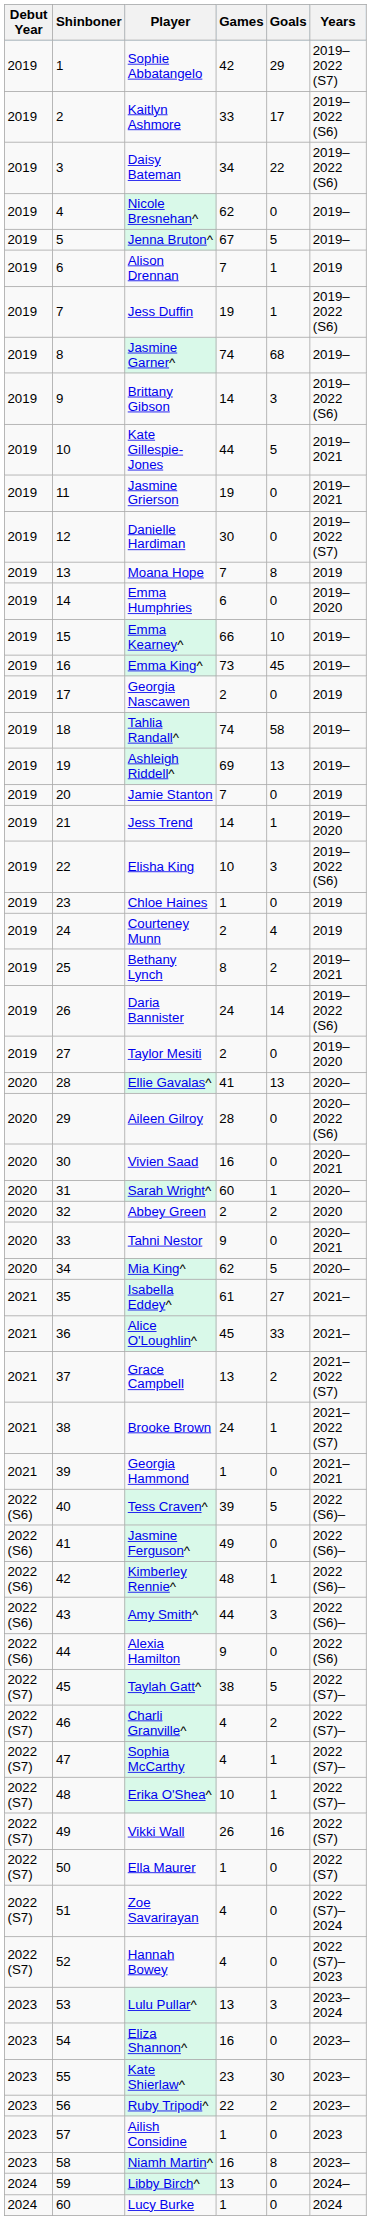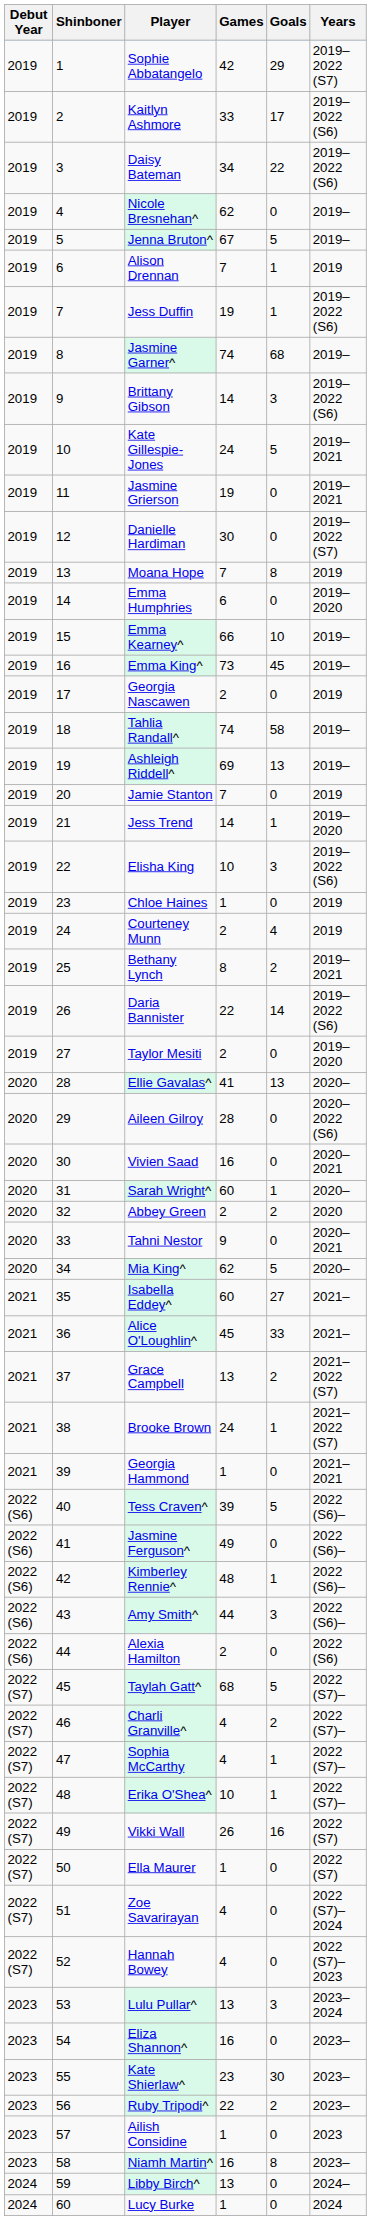(227, 449) 44 -> (227, 449) 24
(227, 1010) 24 -> (227, 1010) 22
(227, 1297) 61 -> (227, 1297) 60
(223, 1651) 9 -> (223, 1651) 2
(227, 1687) 38 -> (227, 1687) 68
